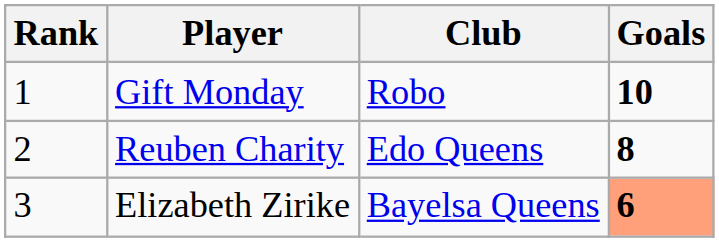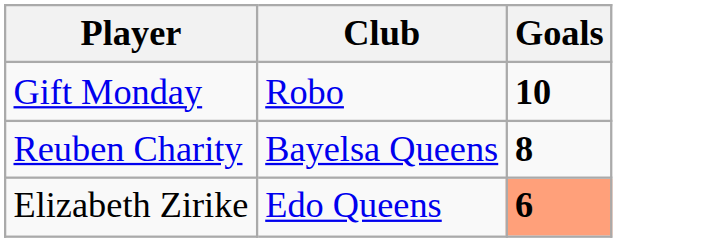- column: (56, 33)
(455, 148) Edo Queens -> (382, 148) Bayelsa Queens
(483, 206) Bayelsa Queens -> (353, 206) Edo Queens
